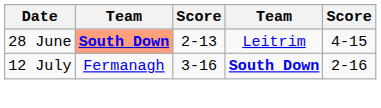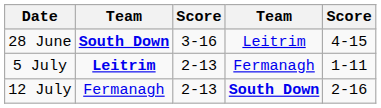(124, 41) lightsalmon background -> (124, 41) no background
(199, 41) 2-13 -> (199, 41) 3-16
+ row: (40, 66)
(199, 66) 3-16 -> (199, 91) 2-13
